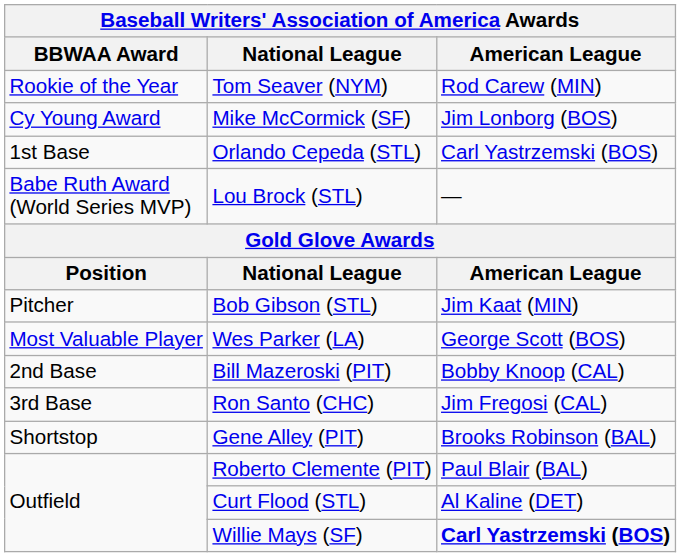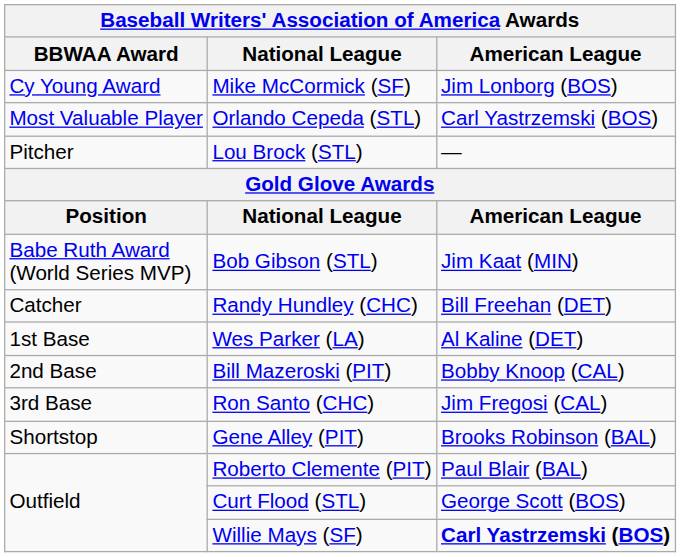- row: (300, 86)
(50, 151) 1st Base -> (106, 119) Most Valuable Player
(100, 196) Babe Ruth Award (World Series MVP) -> (42, 151) Pitcher
(42, 305) Pitcher -> (100, 261) Babe Ruth Award (World Series MVP)
+ row: (315, 305)
(106, 338) Most Valuable Player -> (50, 338) 1st Base
(533, 338) George Scott (BOS) -> (512, 338) Al Kaline (DET)
(512, 502) Al Kaline (DET) -> (533, 502) George Scott (BOS)
